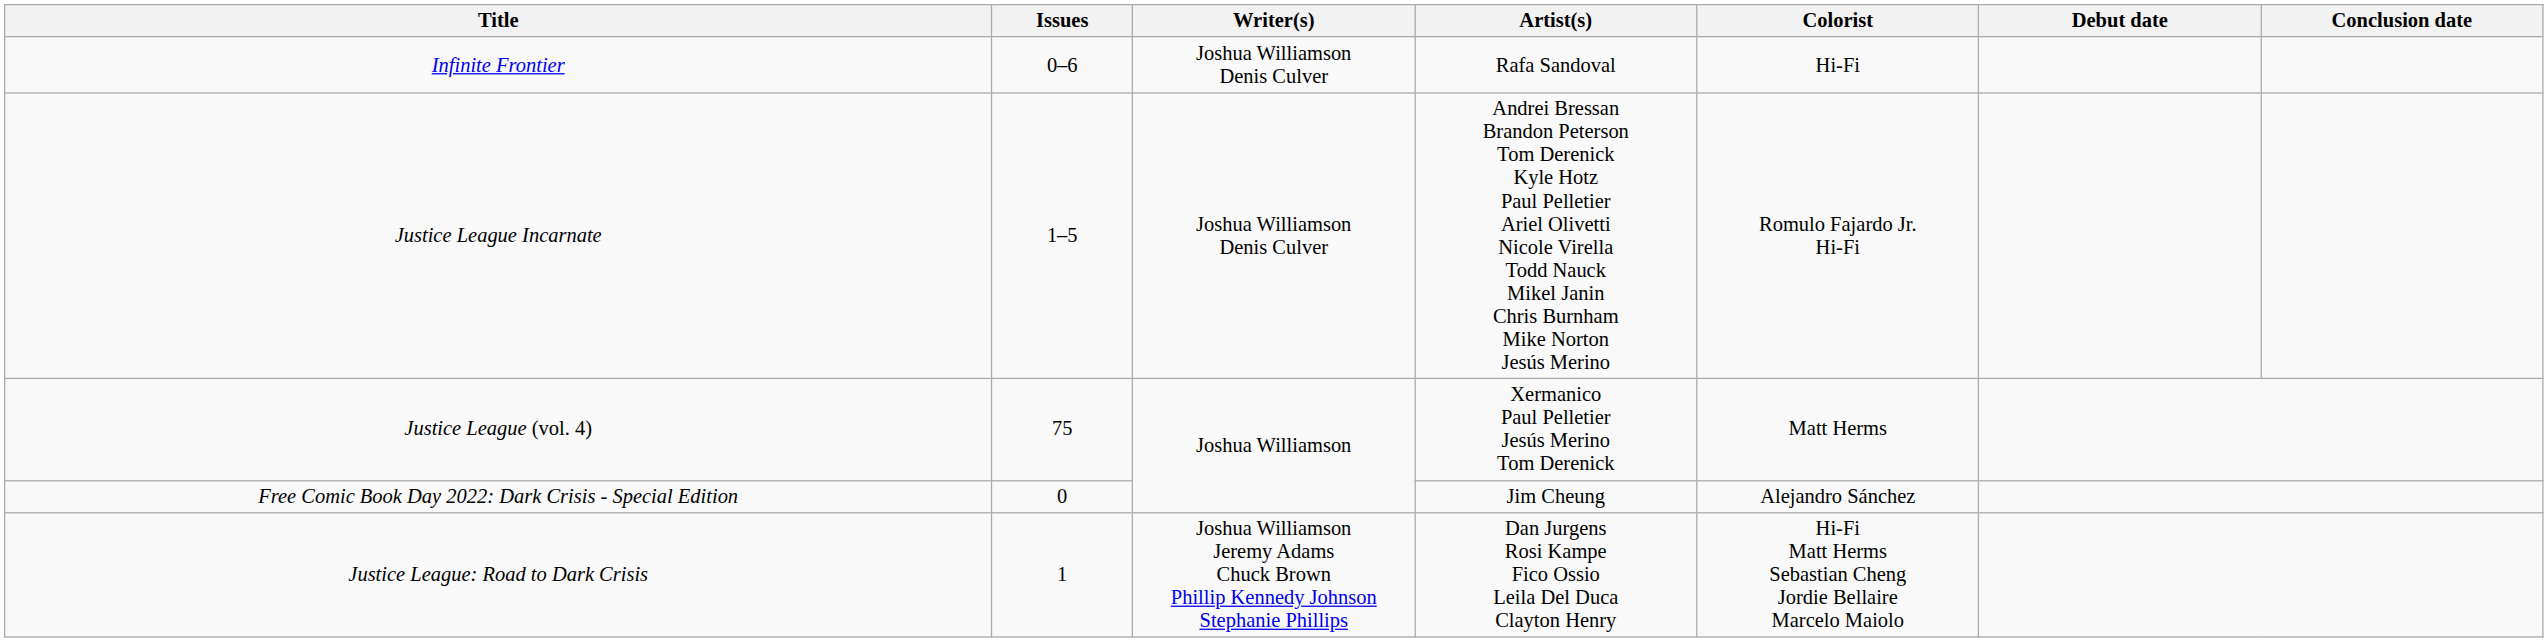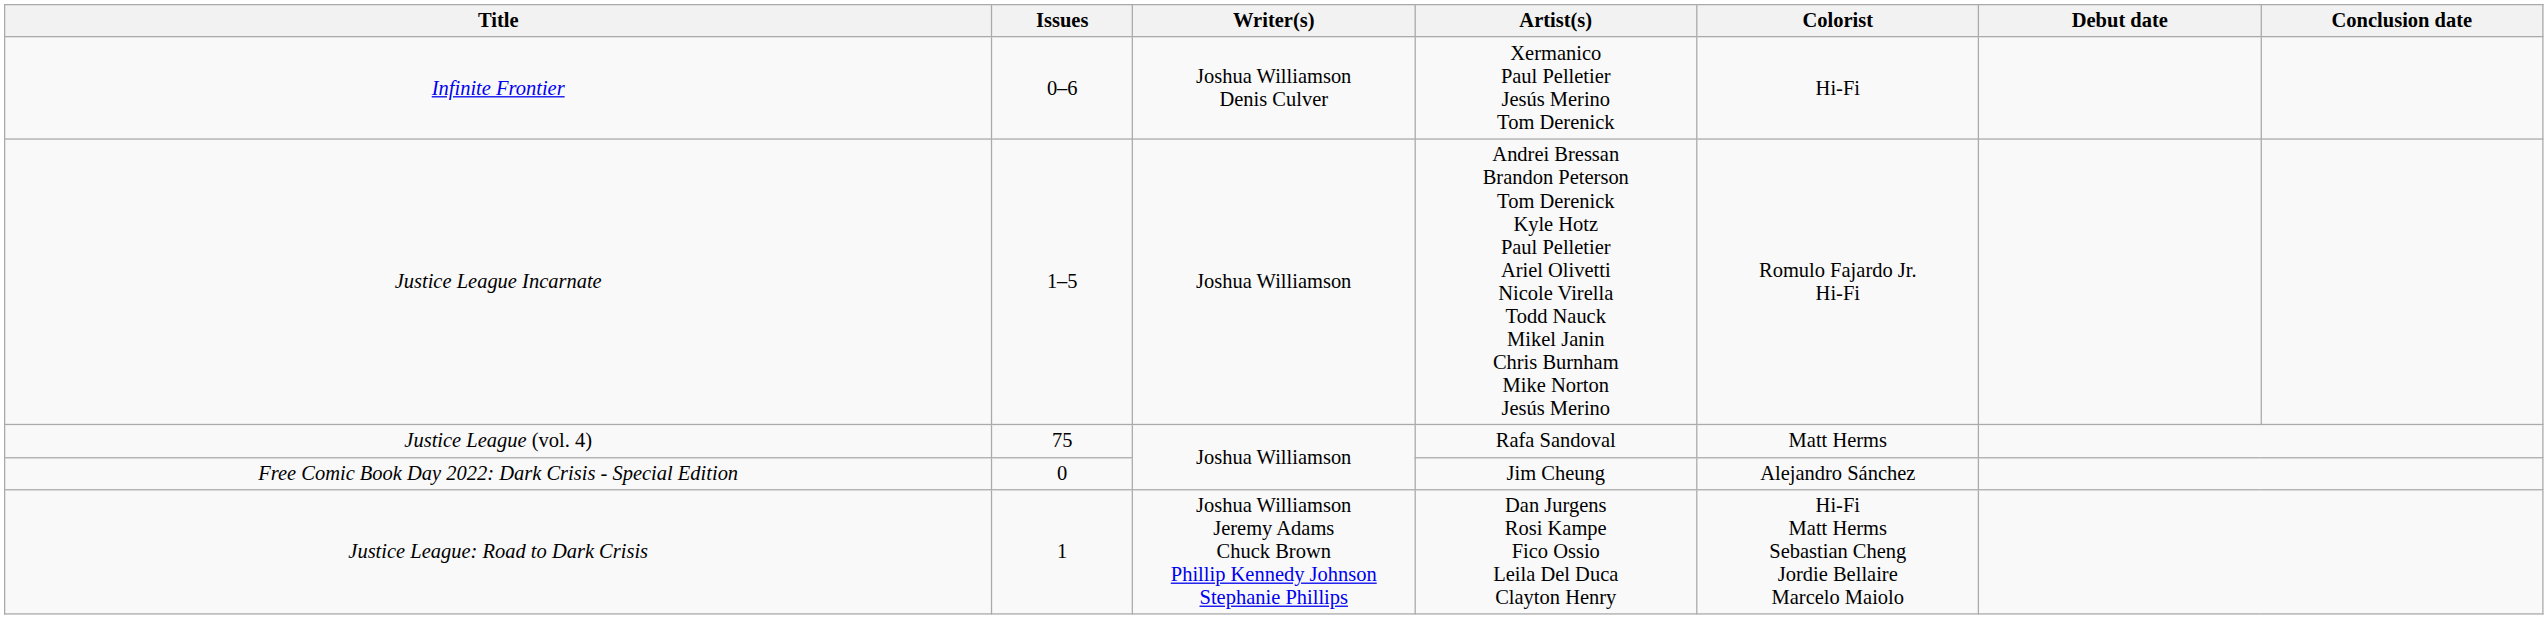(1556, 64) Rafa Sandoval -> (1556, 87) Xermanico Paul Pelletier Jesús Merino Tom Derenick
(1274, 235) Joshua Williamson Denis Culver -> (1274, 281) Joshua Williamson
(1556, 429) Xermanico Paul Pelletier Jesús Merino Tom Derenick -> (1556, 440) Rafa Sandoval
